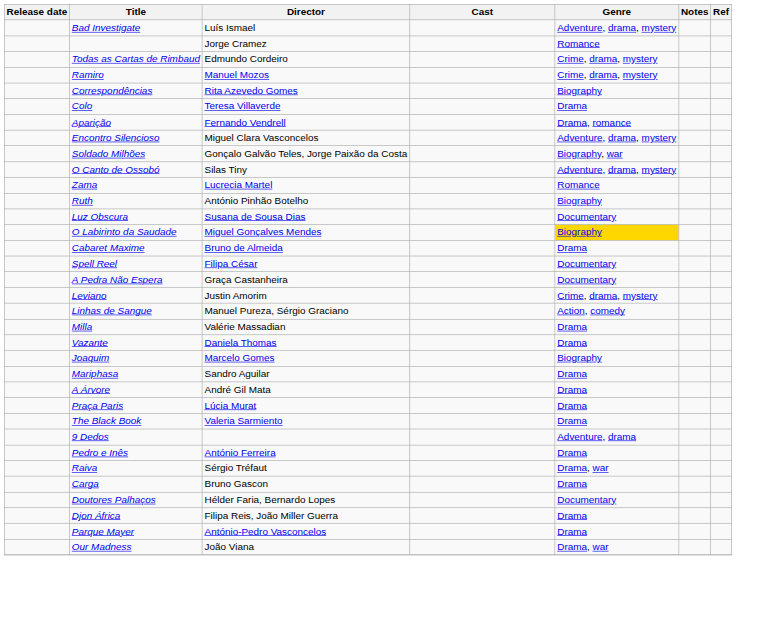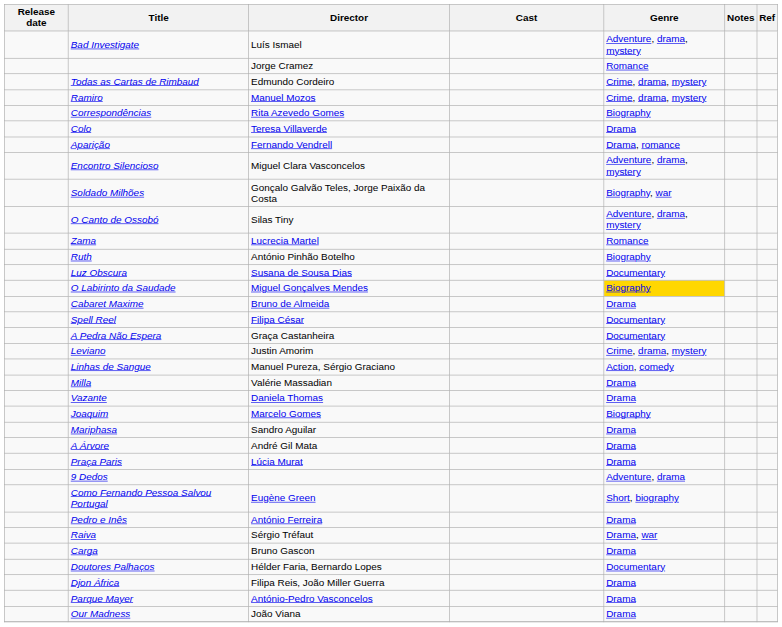- row: (107, 421)
+ row: (141, 498)
(583, 547) Drama, war -> (621, 614) Drama
